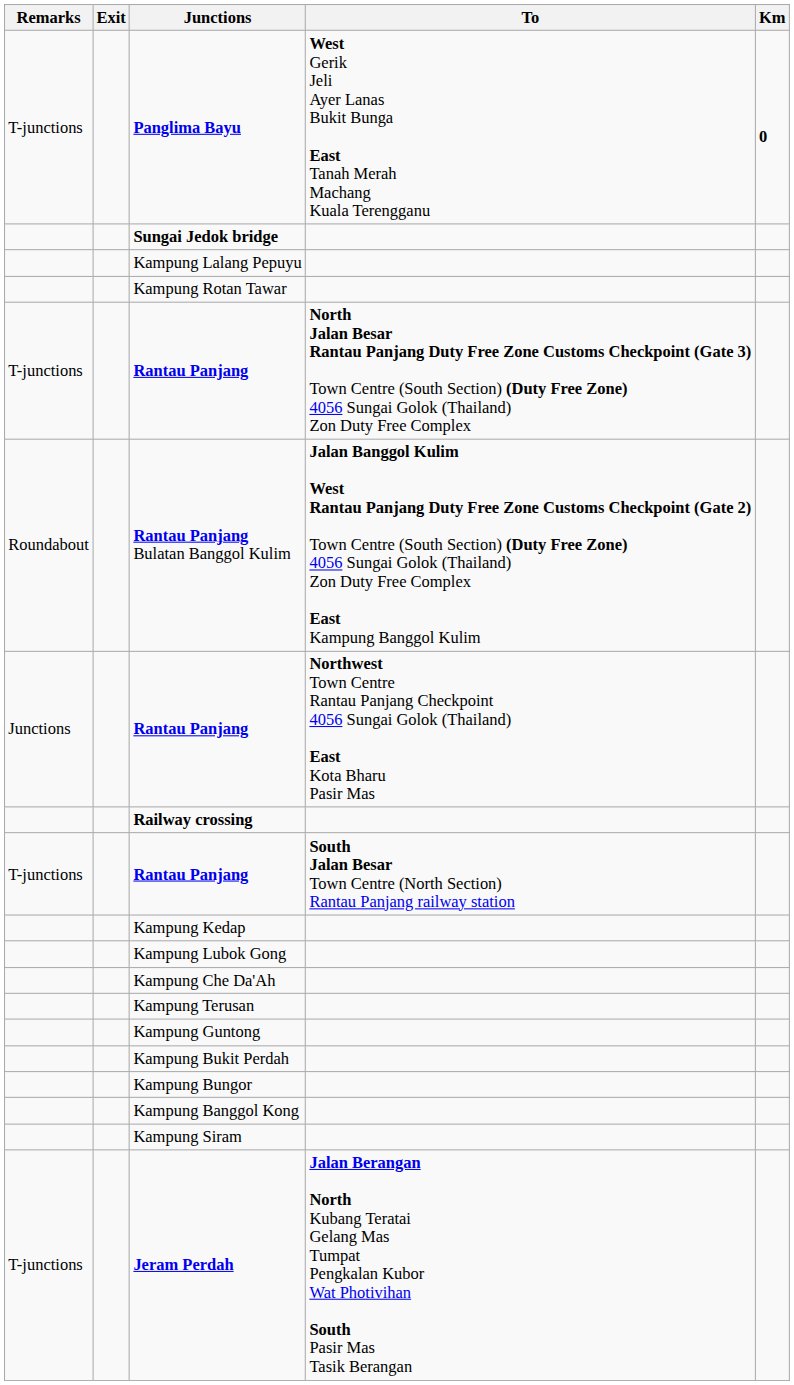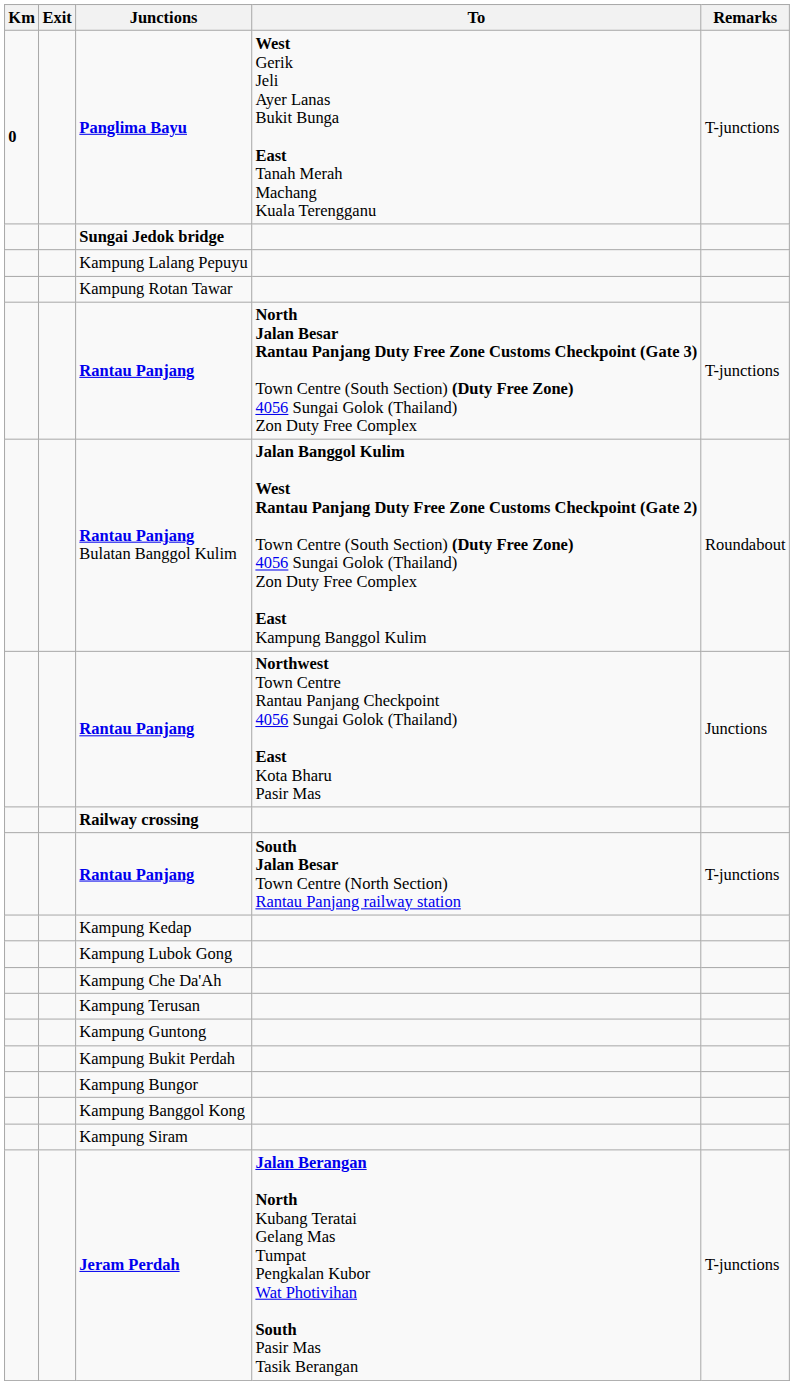columns swapped: (772, 17) <-> (49, 17)
